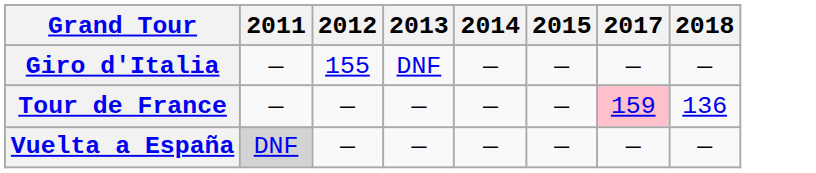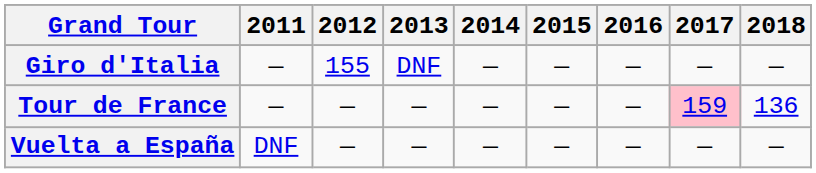+ column: (633, 25)
(276, 147) lightgrey background -> (276, 147) no background
